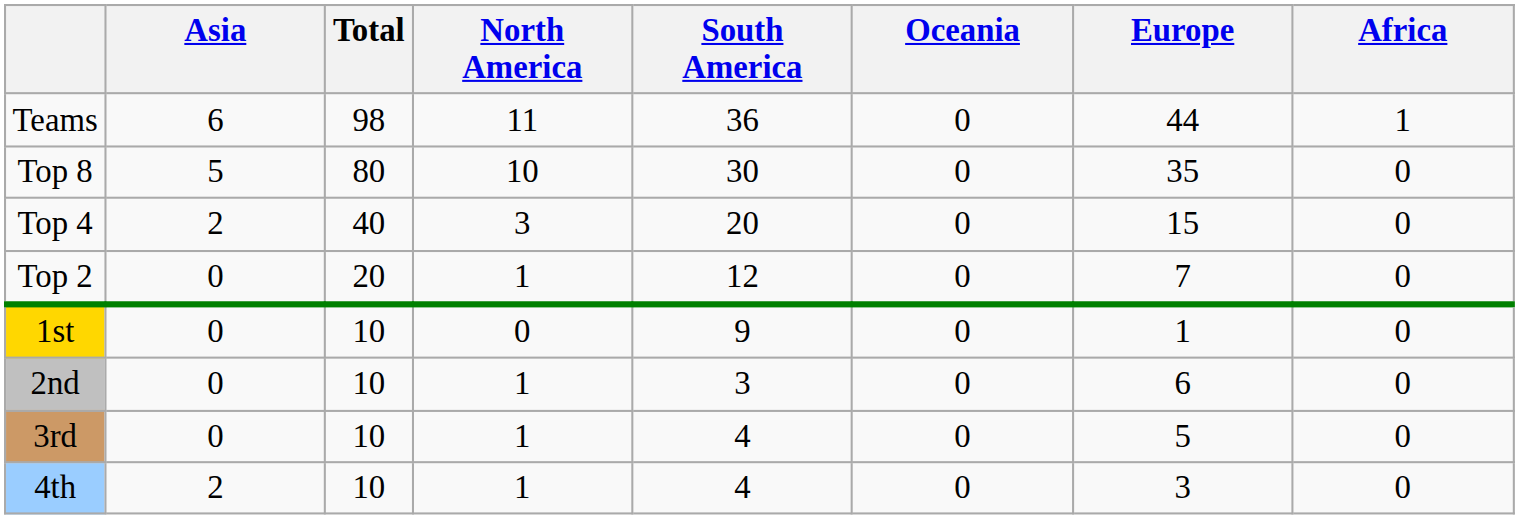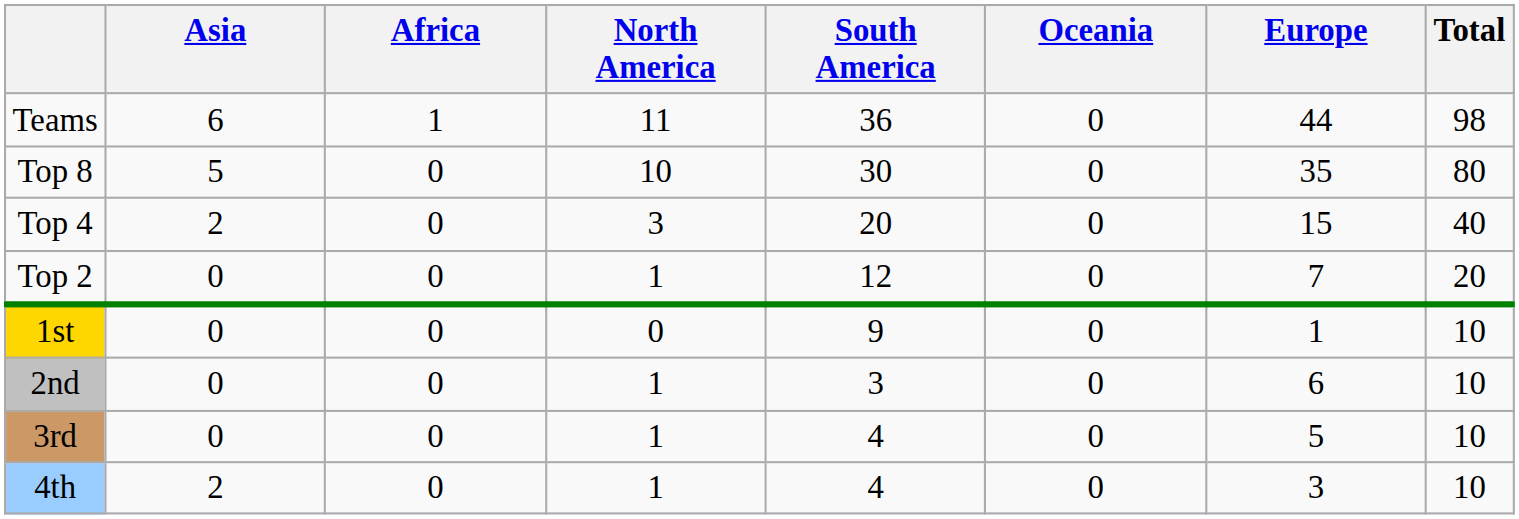columns swapped: (1403, 30) <-> (369, 30)
